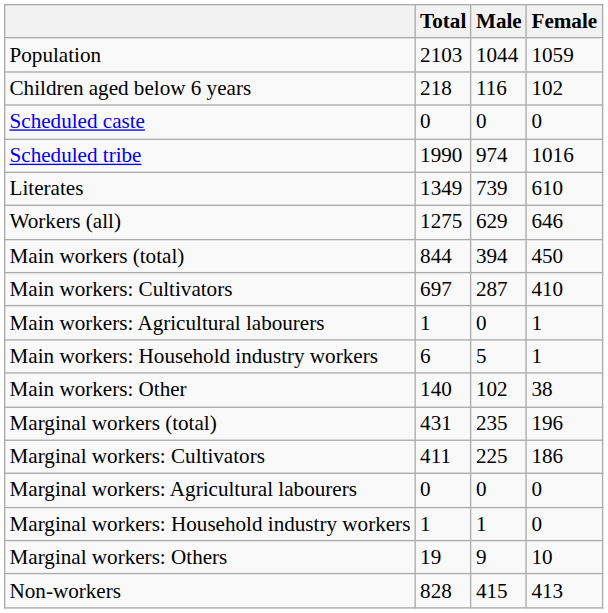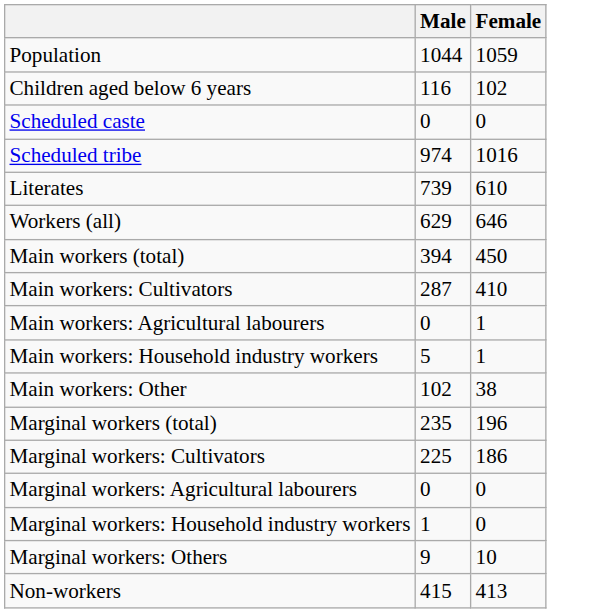- column: (443, 21)
